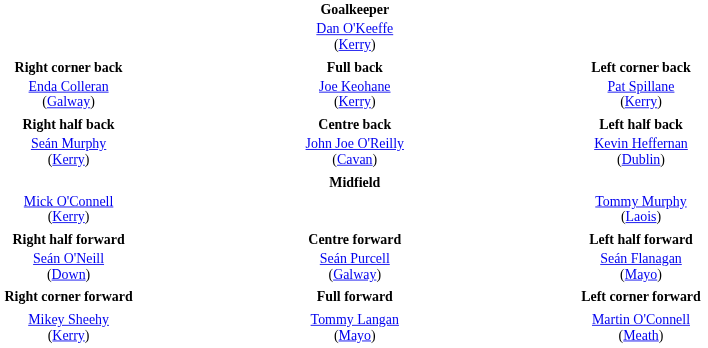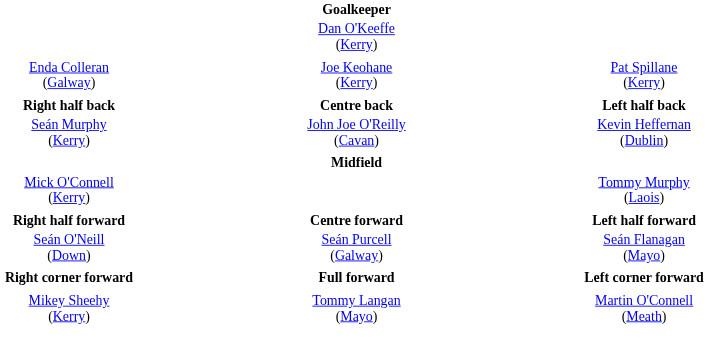- row: (69, 67)
